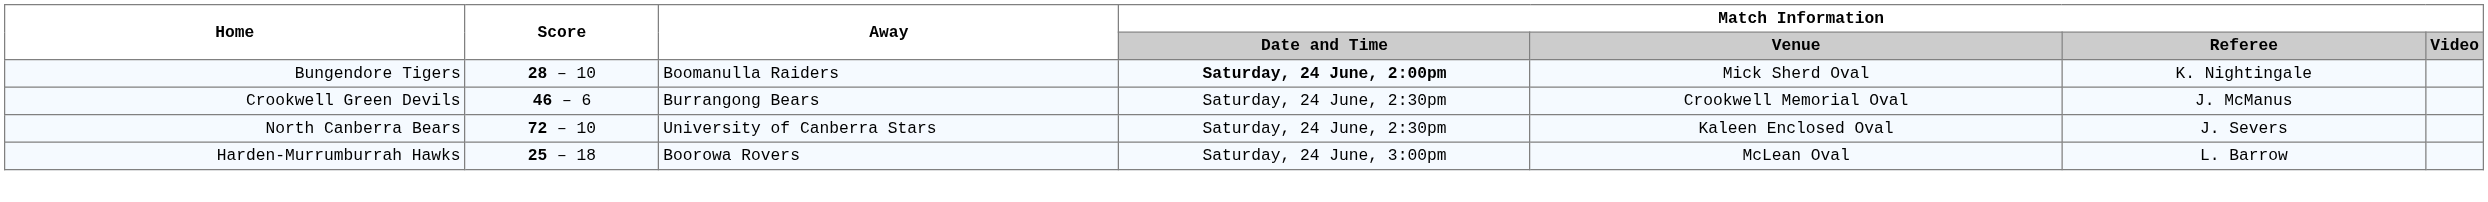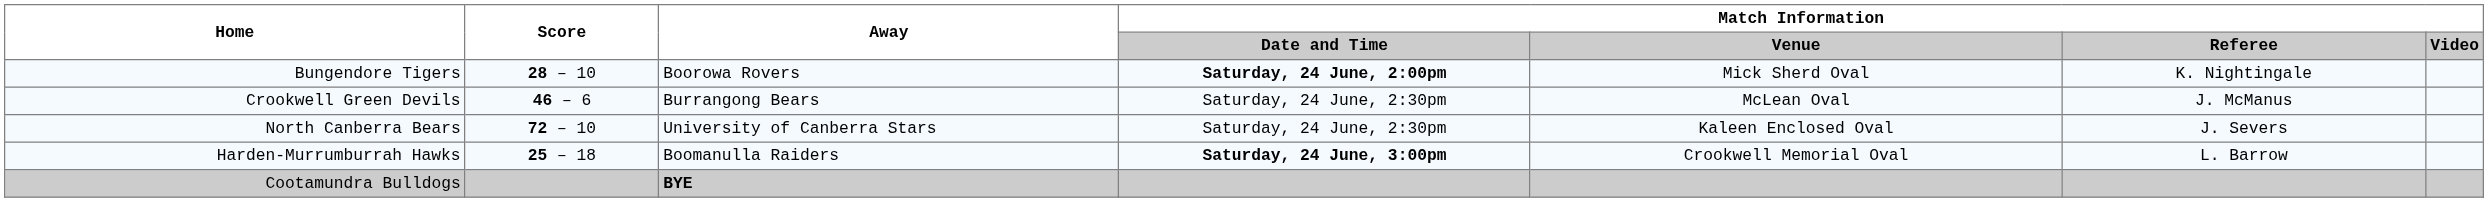(751, 73) Boomanulla Raiders -> (732, 73) Boorowa Rovers
(1796, 101) Crookwell Memorial Oval -> (1796, 101) McLean Oval
(732, 156) Boorowa Rovers -> (751, 156) Boomanulla Raiders
(1324, 156) normal -> (1324, 156) bold
(1796, 156) McLean Oval -> (1796, 156) Crookwell Memorial Oval
+ row: (363, 183)
